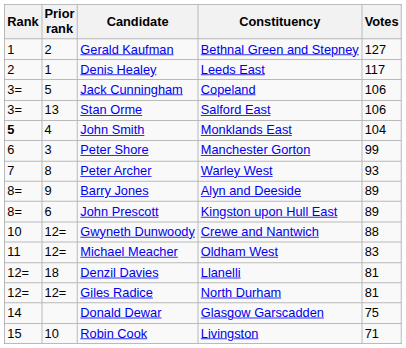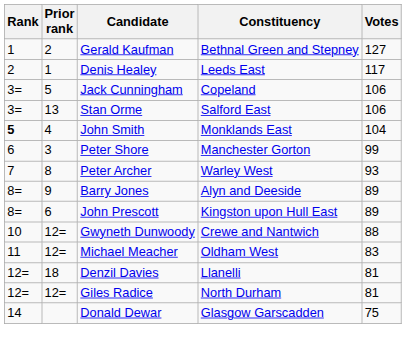- row: (114, 333)
